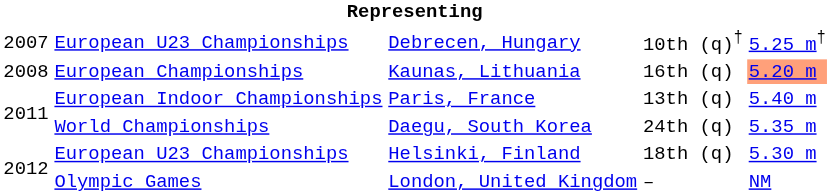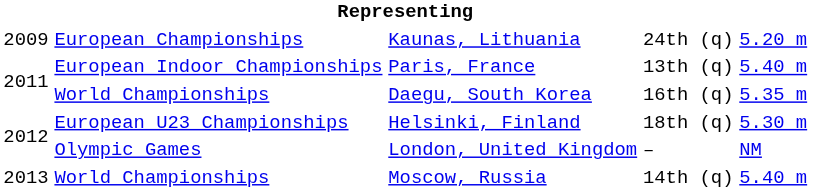- row: (484, 42)
(26, 72) 2008 -> (26, 40) 2009
(688, 72) 16th (q) -> (688, 40) 24th (q)
(783, 72) lightsalmon background -> (773, 40) no background
(688, 127) 24th (q) -> (688, 95) 16th (q)
+ row: (467, 178)
